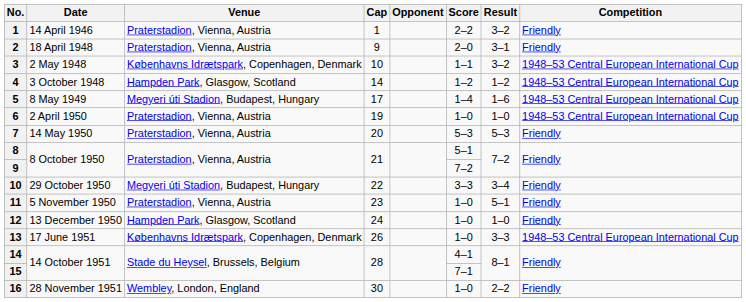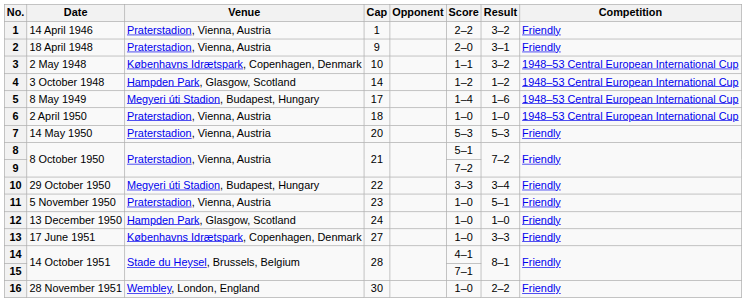(377, 116) 19 -> (377, 116) 18
(377, 237) 26 -> (377, 237) 27
(630, 237) 1948–53 Central European International Cup -> (541, 237) Friendly
